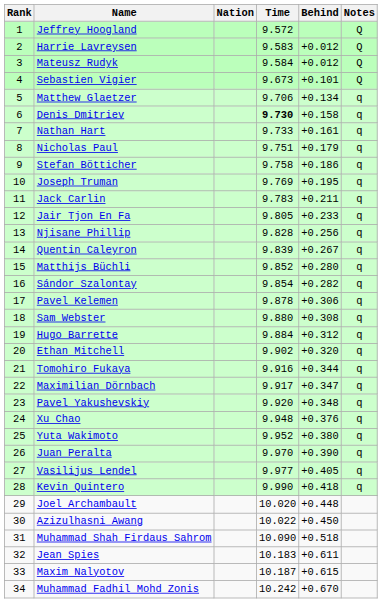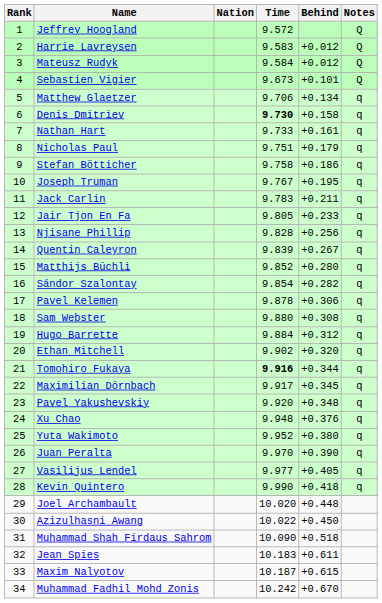(278, 182) 9.769 -> (278, 182) 9.767
(278, 369) normal -> (278, 369) bold
(320, 386) +0.347 -> (320, 386) +0.345
